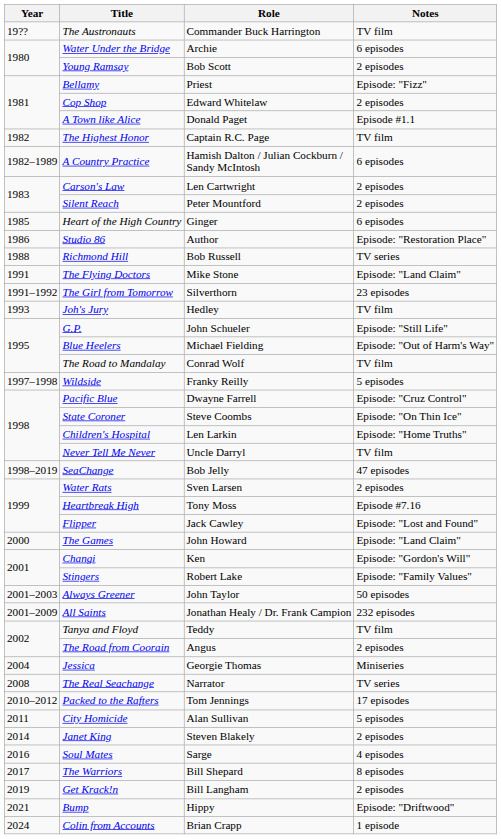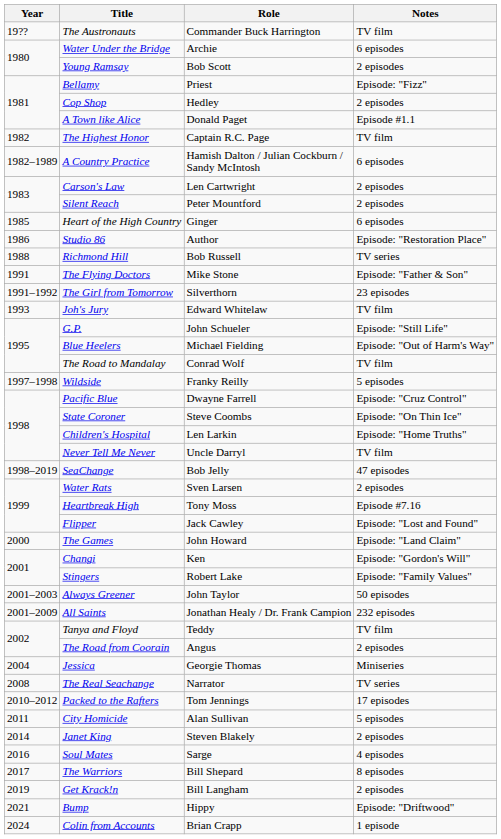(227, 102) Edward Whitelaw -> (203, 102) Hedley
(409, 274) Episode: "Land Claim" -> (412, 274) Episode: "Father & Son"
(203, 310) Hedley -> (227, 310) Edward Whitelaw
